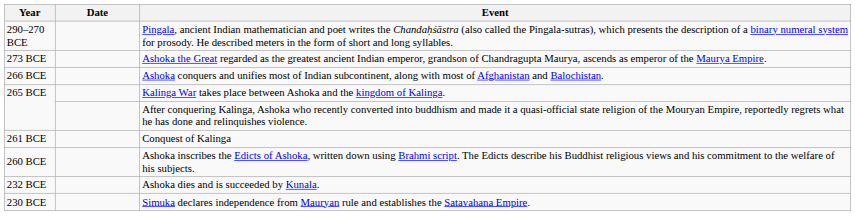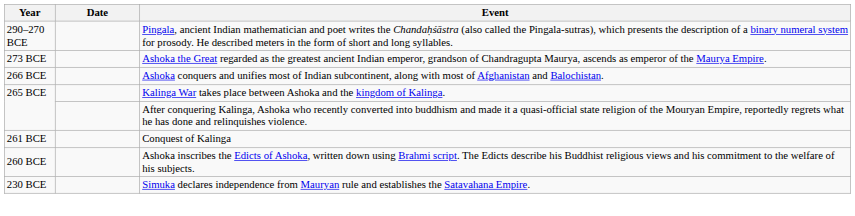- row: (231, 185)
